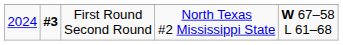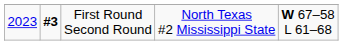(22, 22) 2024 -> (22, 22) 2023
